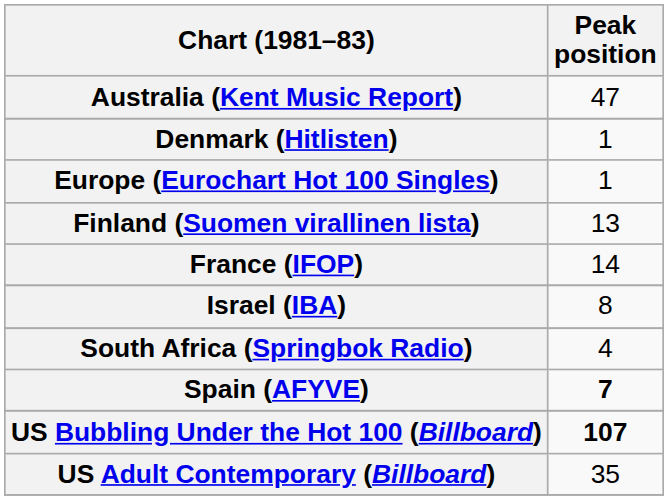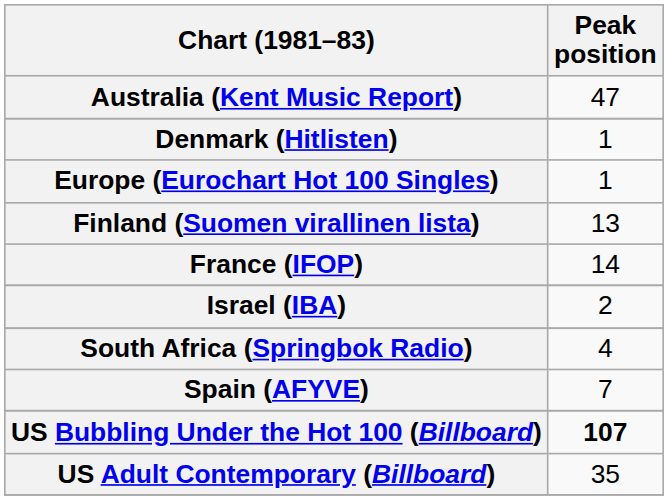(605, 306) 8 -> (605, 306) 2
(605, 390) bold -> (605, 390) normal
